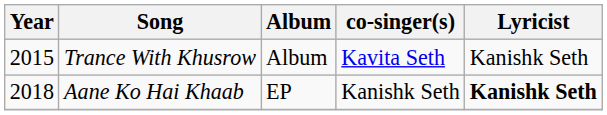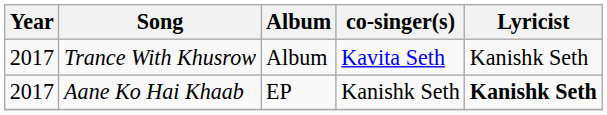(32, 57) 2015 -> (32, 57) 2017
(32, 92) 2018 -> (32, 92) 2017
